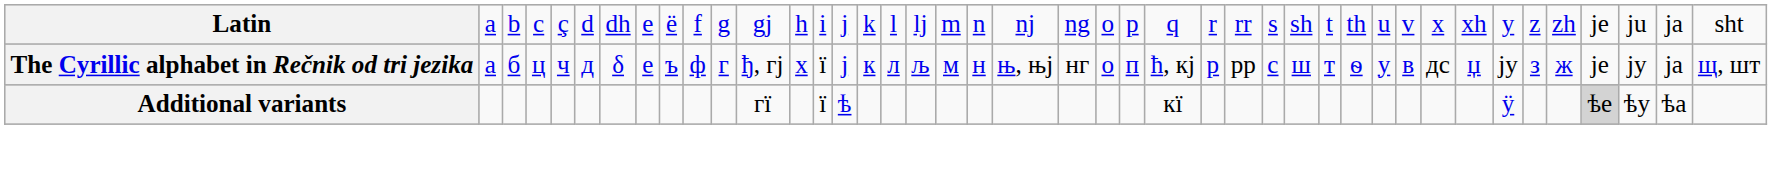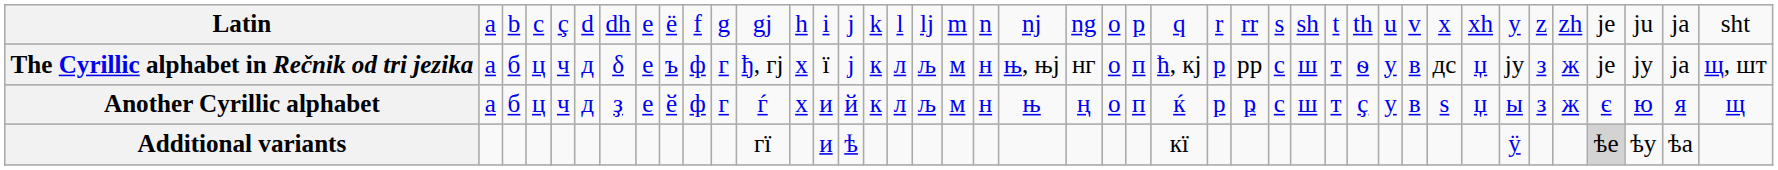+ row: (242, 104)
(823, 104) ї -> (826, 143) и
